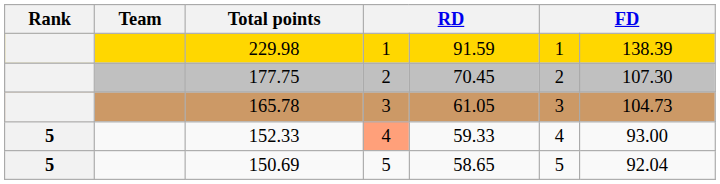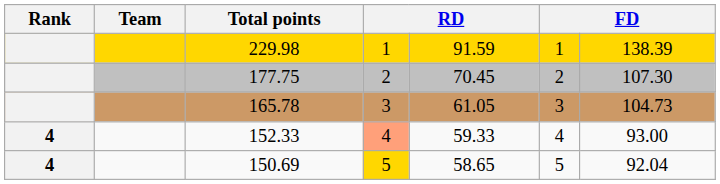(50, 135) 5 -> (50, 135) 4
(50, 164) 5 -> (50, 164) 4
(386, 164) no background -> (386, 164) gold background
